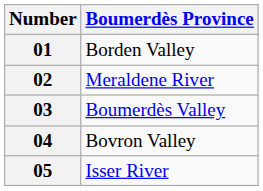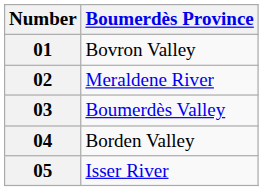(140, 49) Borden Valley -> (141, 49) Bovron Valley
(141, 140) Bovron Valley -> (140, 140) Borden Valley
